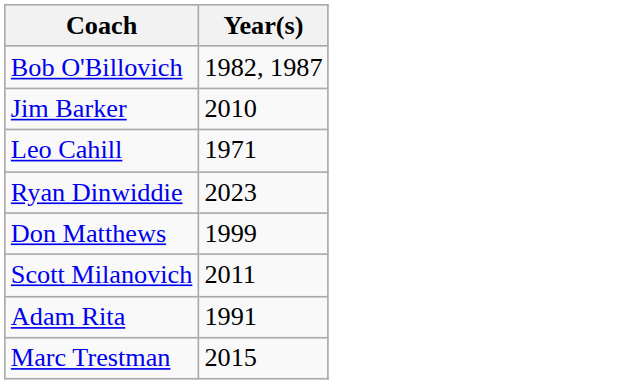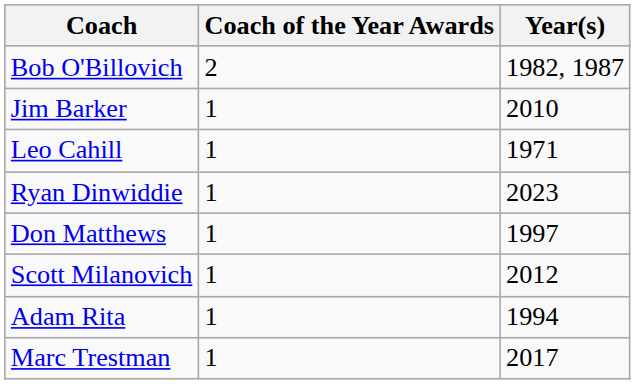+ column: (349, 25)
(231, 233) 1999 -> (532, 233) 1997
(230, 274) 2011 -> (532, 274) 2012
(231, 316) 1991 -> (532, 316) 1994
(231, 358) 2015 -> (532, 358) 2017
